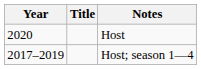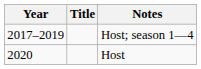rows swapped: (147, 54) <-> (113, 34)
